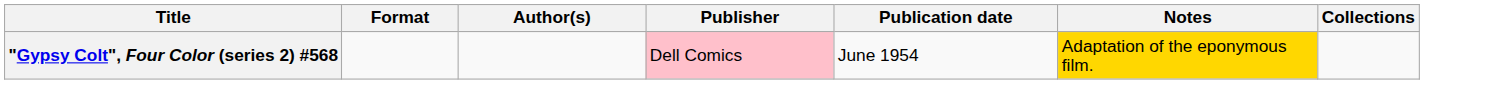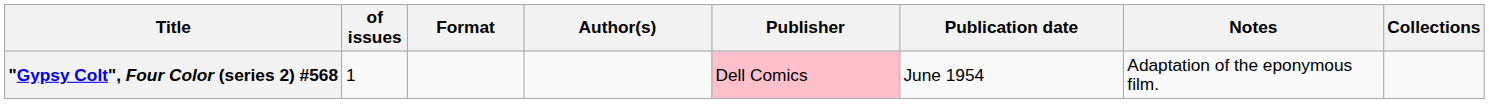+ column: (375, 27)
(1174, 55) gold background -> (1240, 74) no background
